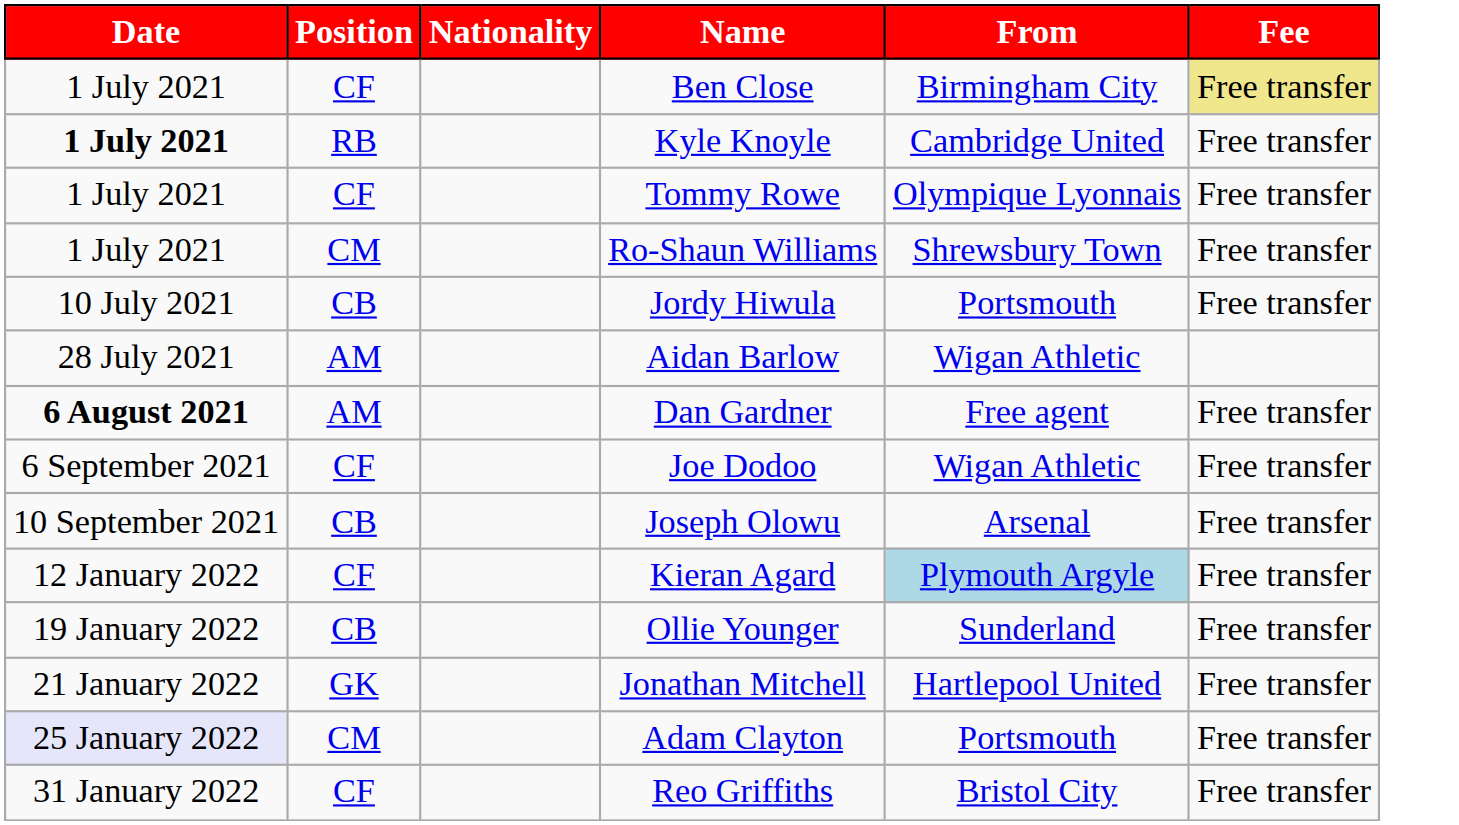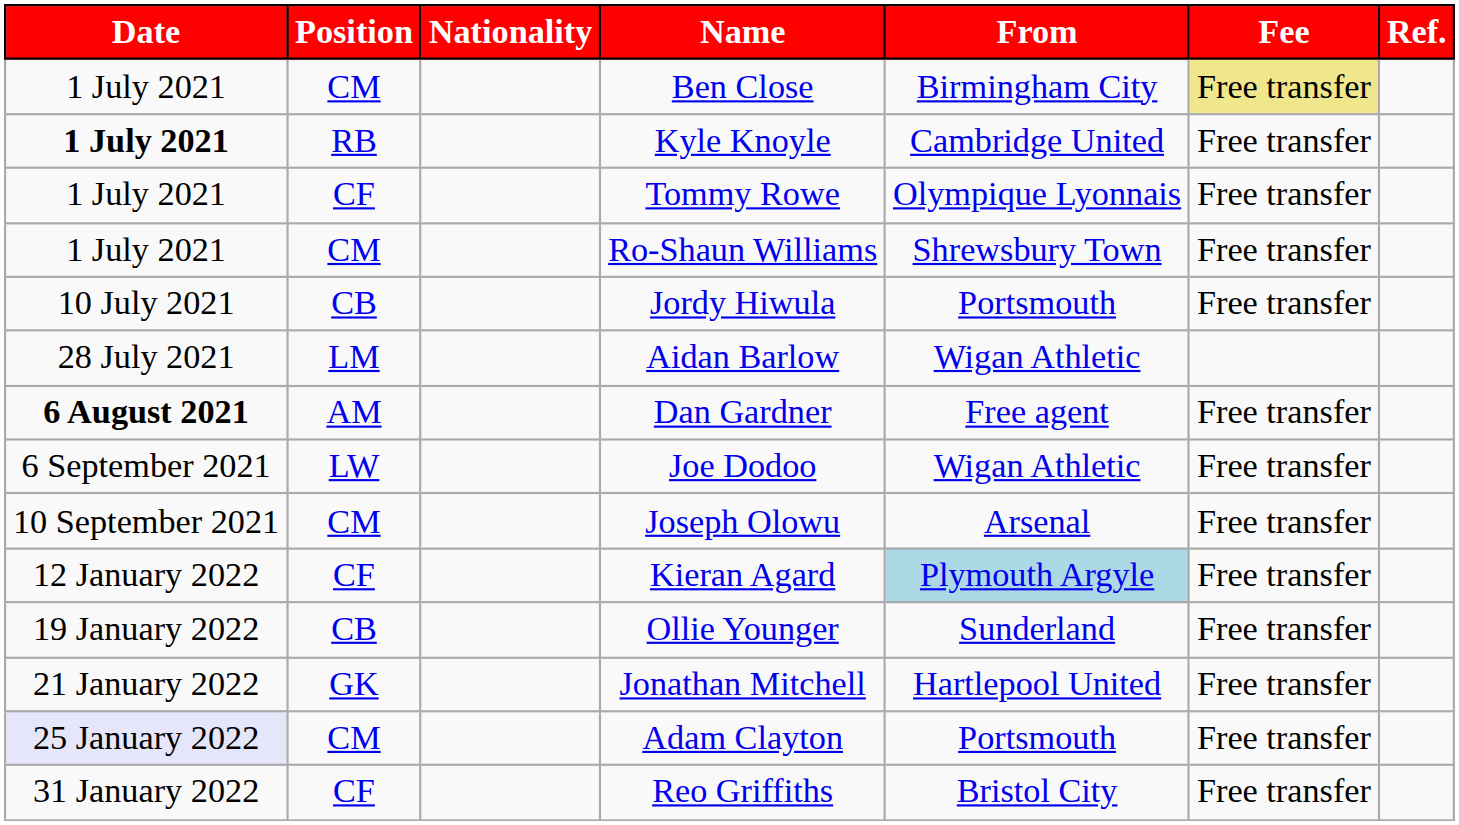+ column: (1417, 31)
(354, 85) CF -> (354, 85) CM
(354, 357) AM -> (354, 357) LM
(354, 466) CF -> (354, 466) LW
(354, 520) CB -> (354, 520) CM
